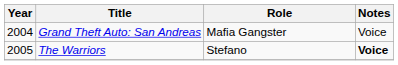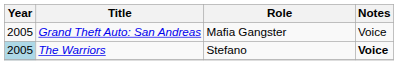(20, 32) 2004 -> (20, 32) 2005
(20, 50) no background -> (20, 50) lightblue background
